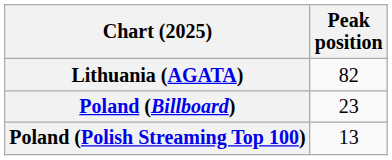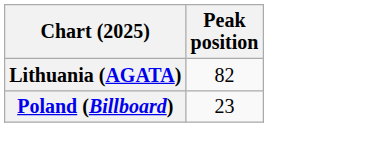- row: (157, 138)
